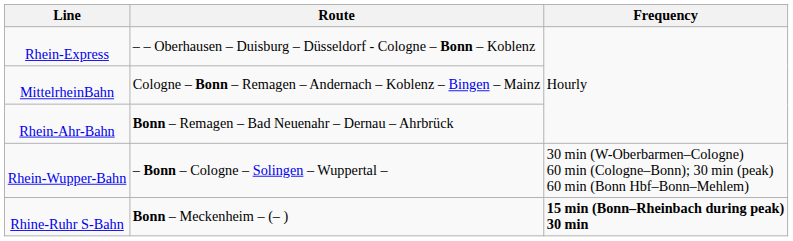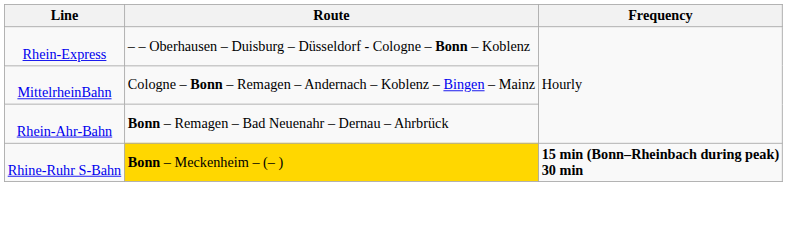- row: (67, 178)
(211, 216) no background -> (206, 162) gold background
